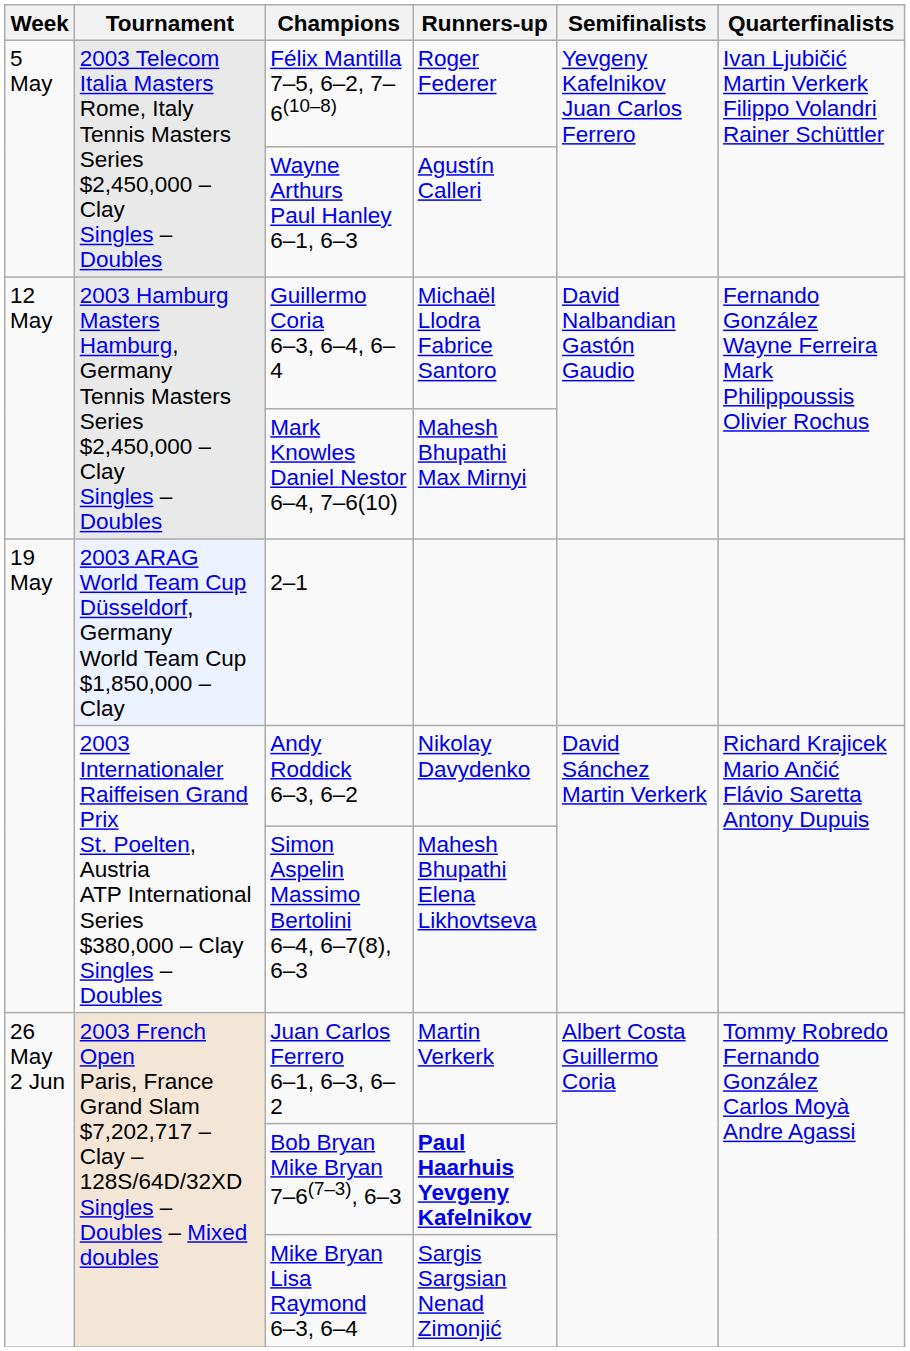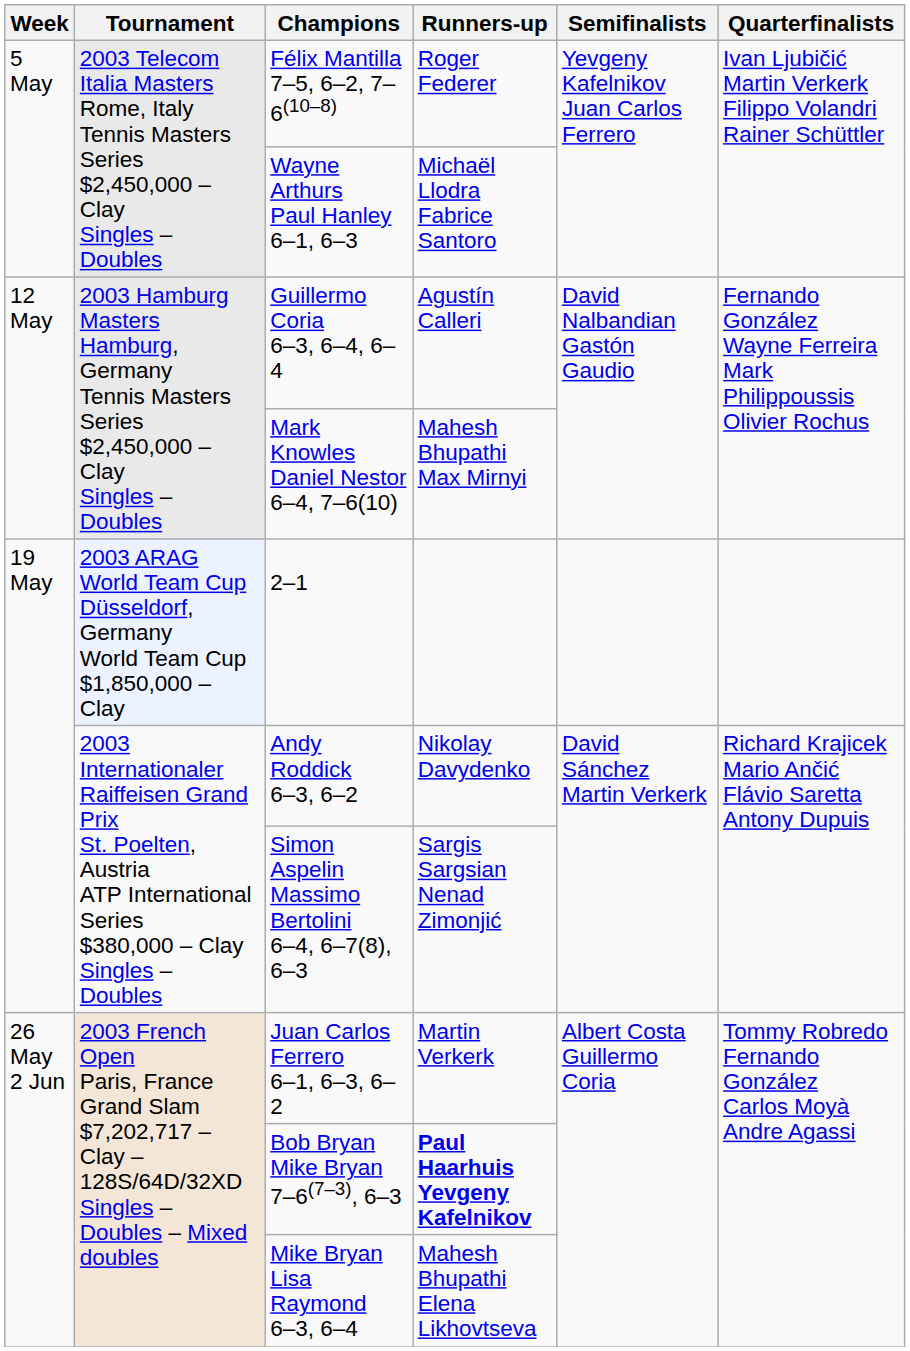(456, 177) Agustín Calleri -> (457, 202) Michaël Llodra Fabrice Santoro
(457, 333) Michaël Llodra Fabrice Santoro -> (456, 308) Agustín Calleri
(477, 881) Mahesh Bhupathi Elena Likhovtseva -> (462, 881) Sargis Sargsian Nenad Zimonjić
(462, 1291) Sargis Sargsian Nenad Zimonjić -> (477, 1291) Mahesh Bhupathi Elena Likhovtseva
